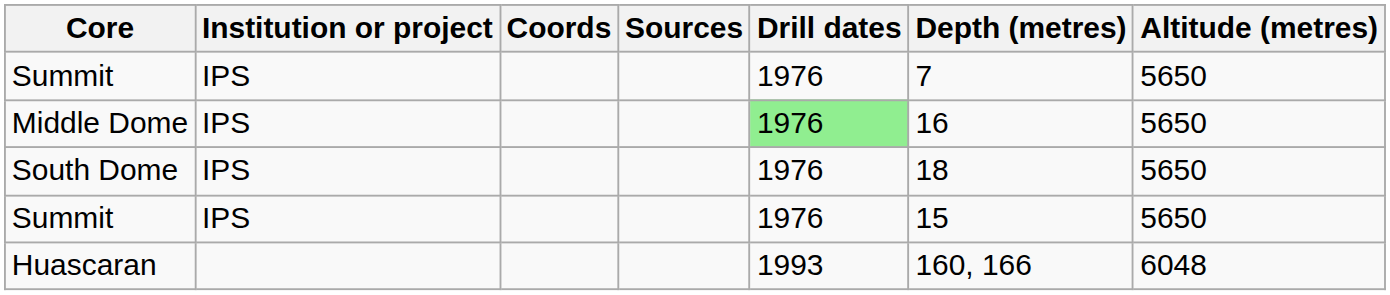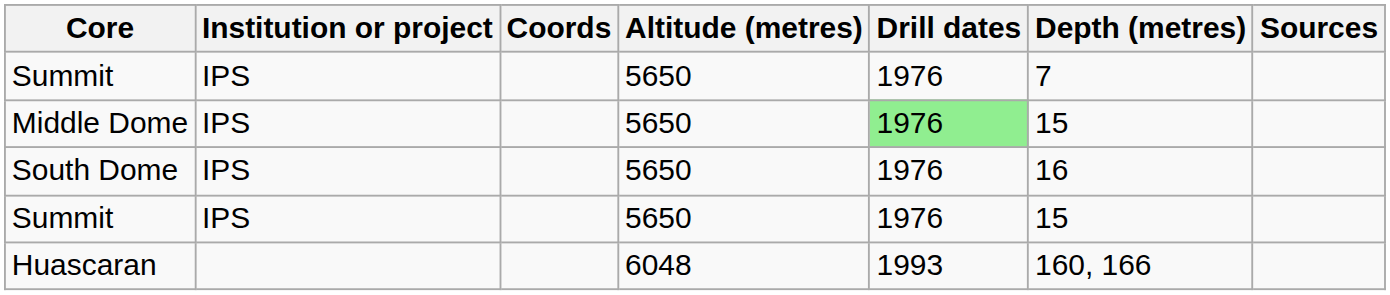columns swapped: (1259, 28) <-> (684, 28)
(932, 123) 16 -> (1052, 123) 15
(932, 170) 18 -> (1052, 170) 16
